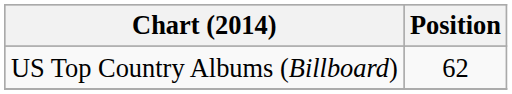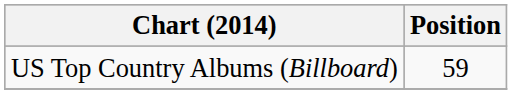(455, 67) 62 -> (455, 67) 59
